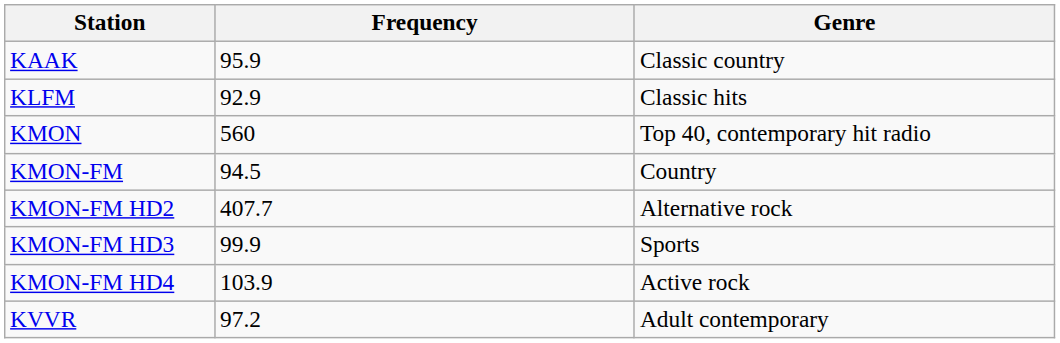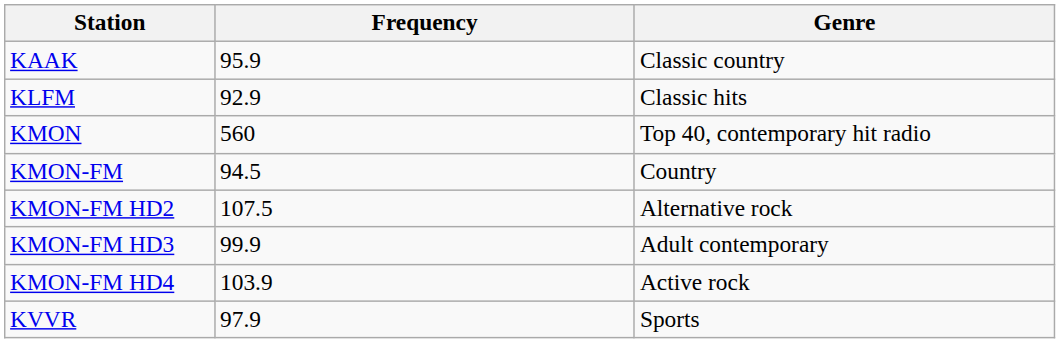(246, 208) 407.7 -> (246, 208) 107.5
(670, 245) Sports -> (734, 245) Adult contemporary
(240, 319) 97.2 -> (240, 319) 97.9
(734, 319) Adult contemporary -> (670, 319) Sports
